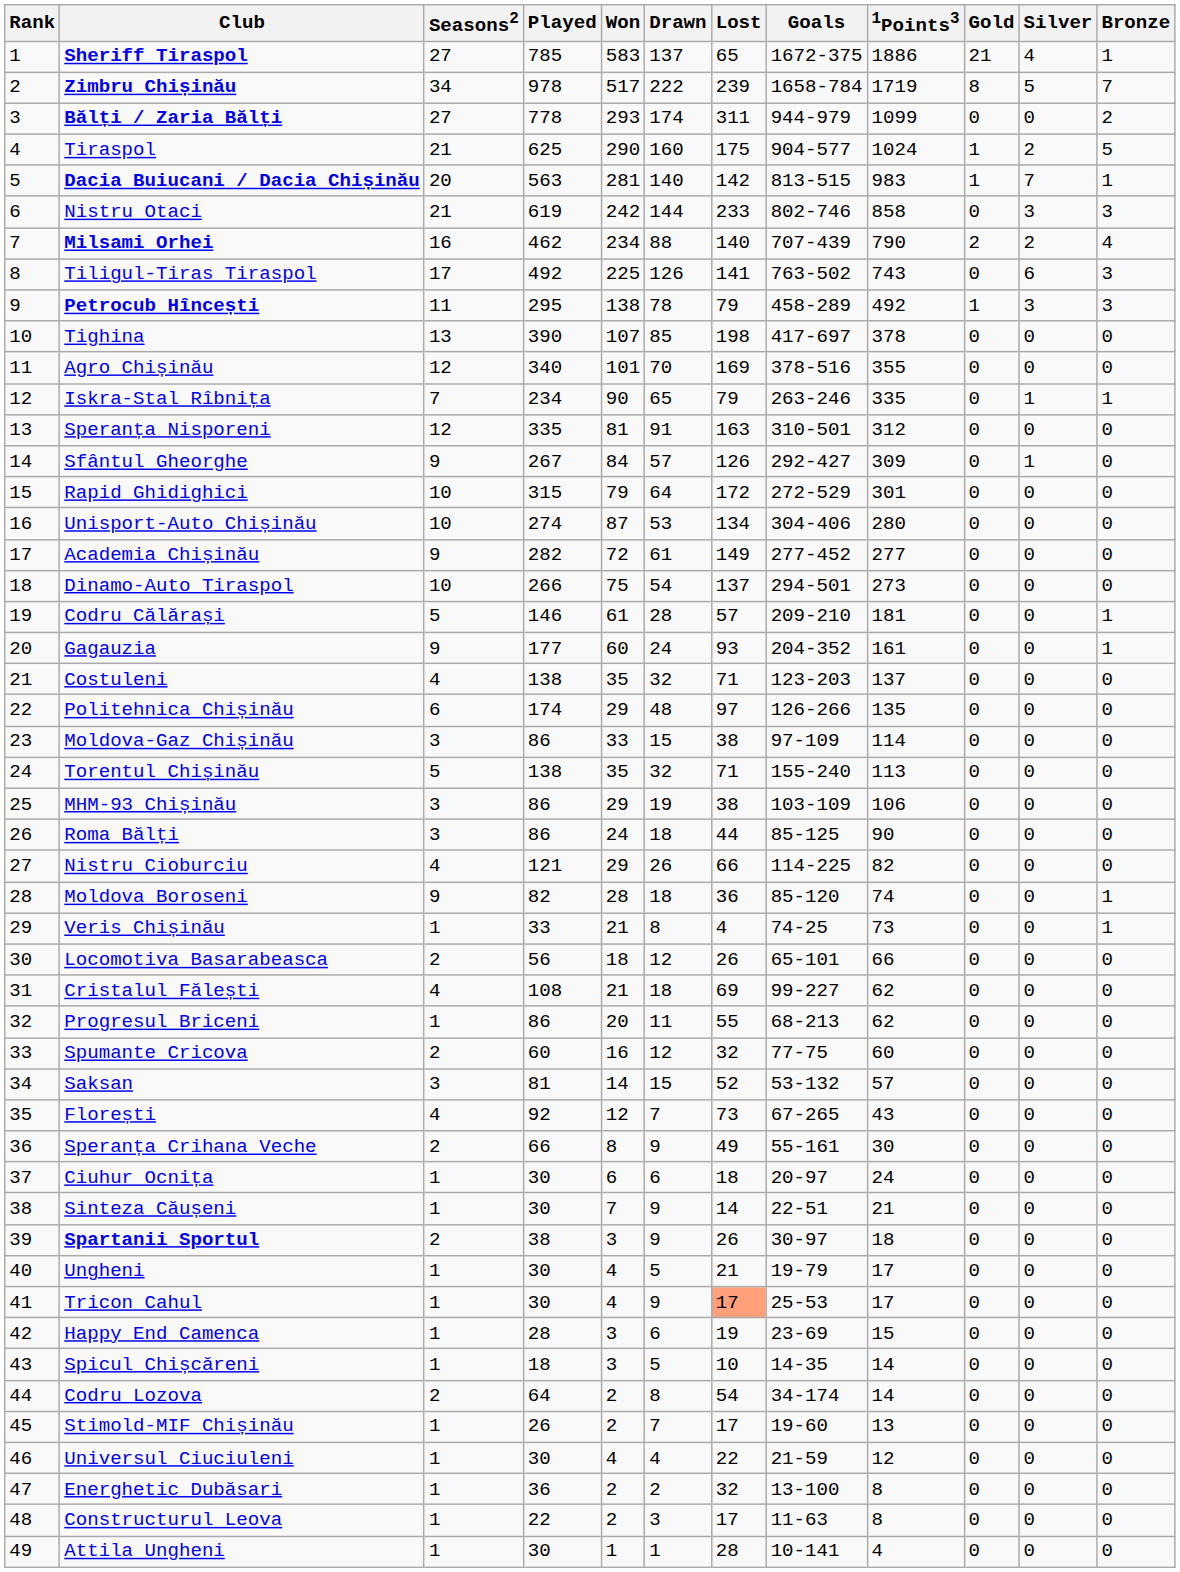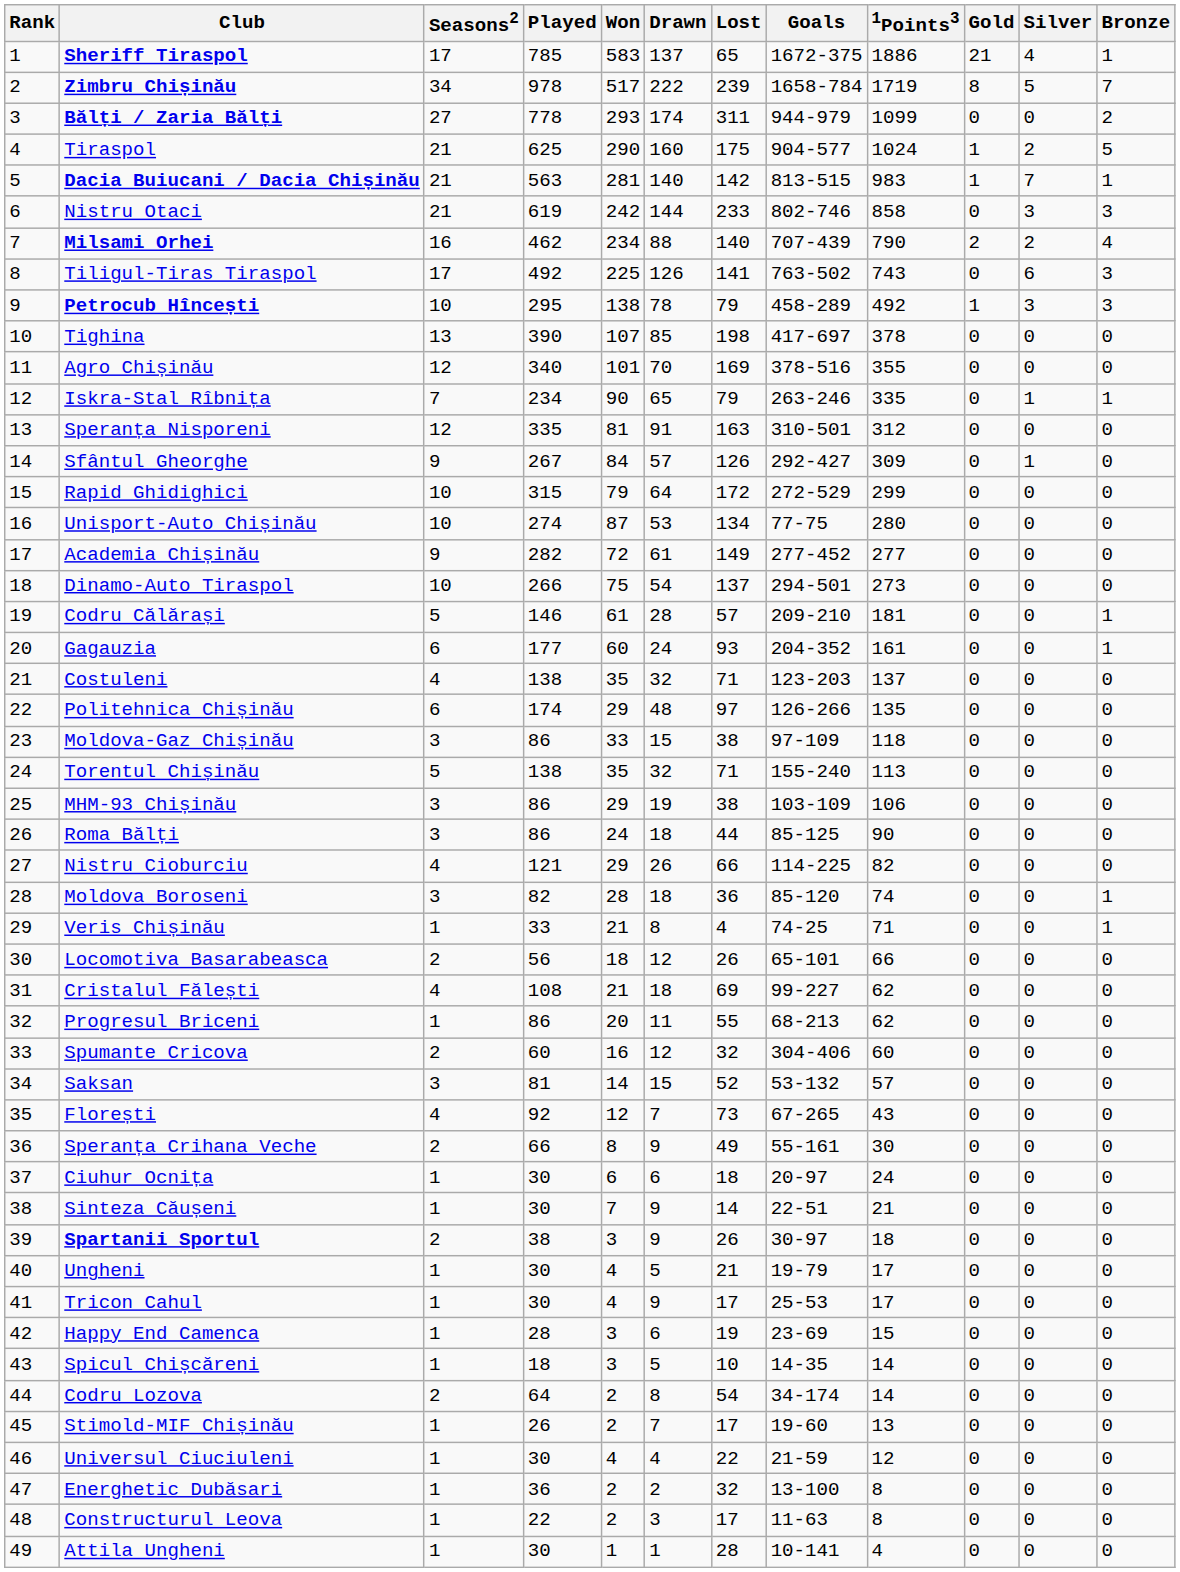(440, 56) 27 -> (440, 56) 17
(440, 181) 20 -> (440, 181) 21
(440, 306) 11 -> (440, 306) 10
(889, 492) 301 -> (889, 492) 299
(811, 524) 304-406 -> (799, 524) 77-75
(435, 648) 9 -> (435, 648) 6
(889, 742) 114 -> (889, 742) 118
(435, 897) 9 -> (435, 897) 3
(883, 928) 73 -> (883, 928) 71
(799, 1053) 77-75 -> (811, 1053) 304-406
(727, 1302) lightsalmon background -> (727, 1302) no background
